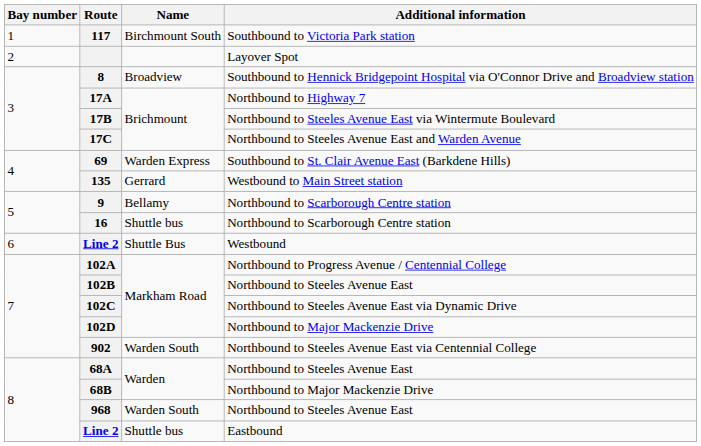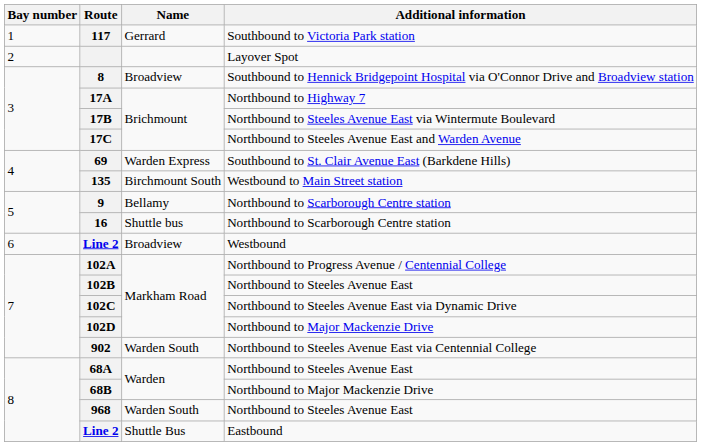(173, 35) Birchmount South -> (145, 35) Gerrard
(145, 181) Gerrard -> (173, 181) Birchmount South
(155, 243) Shuttle Bus -> (153, 243) Broadview
(154, 431) Shuttle bus -> (155, 431) Shuttle Bus
